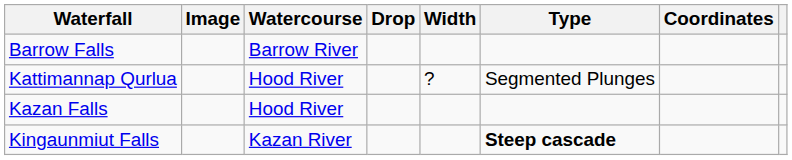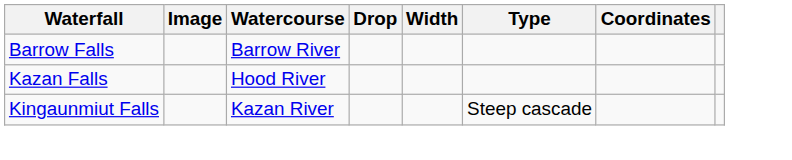- row: (93, 79)
(551, 139) bold -> (530, 109) normal
